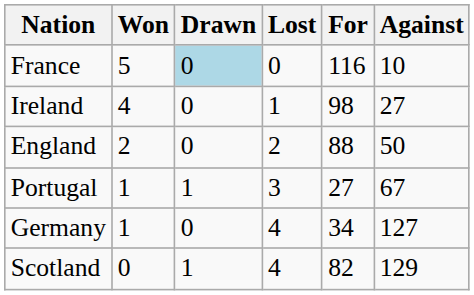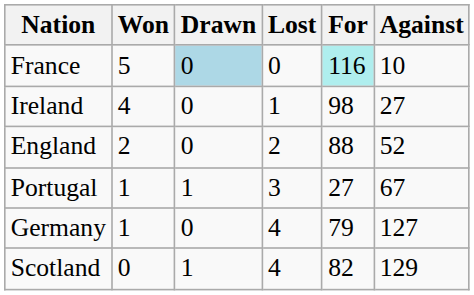(347, 65) no background -> (347, 65) paleturquoise background
(393, 146) 50 -> (393, 146) 52
(341, 227) 34 -> (341, 227) 79
